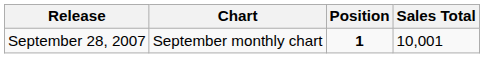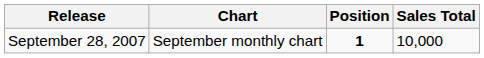(420, 40) 10,001 -> (420, 40) 10,000
